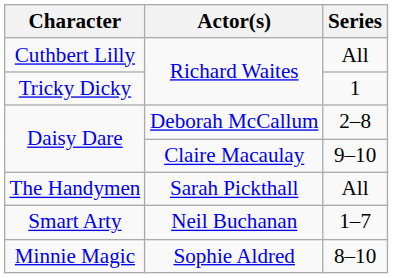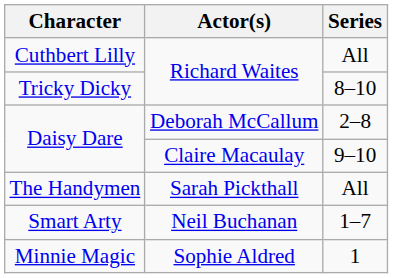(355, 88) 1 -> (355, 88) 8–10
(355, 255) 8–10 -> (355, 255) 1
